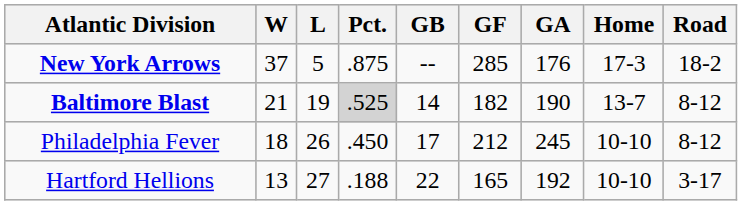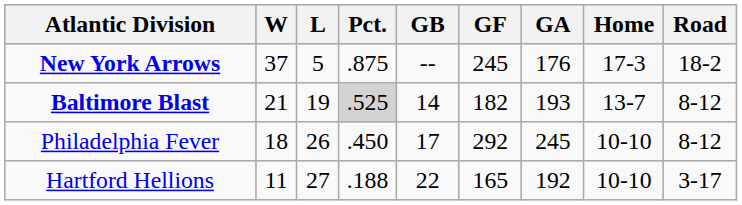(490, 63) 285 -> (490, 63) 245
(553, 102) 190 -> (553, 102) 193
(490, 141) 212 -> (490, 141) 292
(276, 180) 13 -> (276, 180) 11
